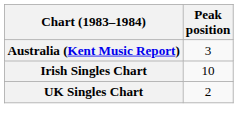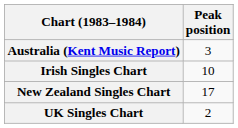+ row: (94, 92)
